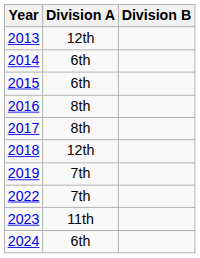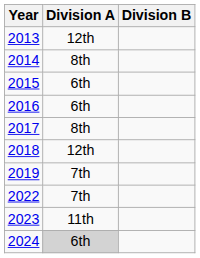(81, 60) 6th -> (81, 60) 8th
(81, 106) 8th -> (81, 106) 6th
(81, 241) no background -> (81, 241) lightgrey background
